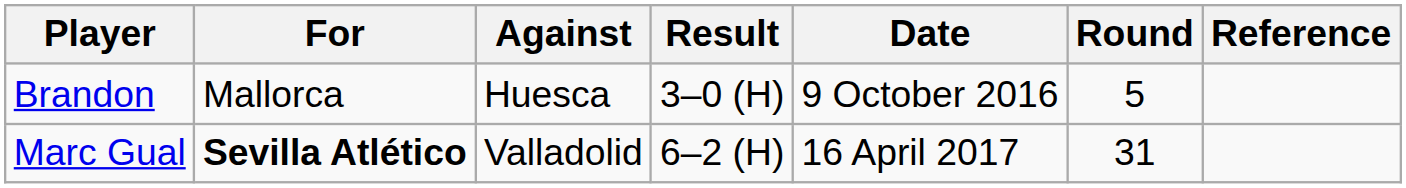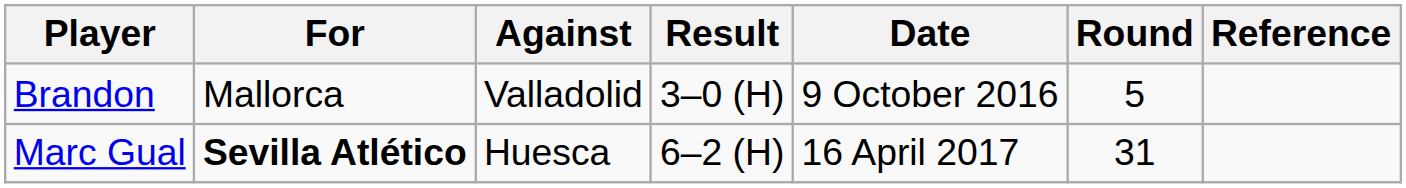(547, 93) Huesca -> (563, 93) Valladolid
(563, 152) Valladolid -> (547, 152) Huesca
